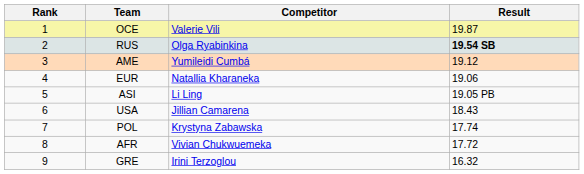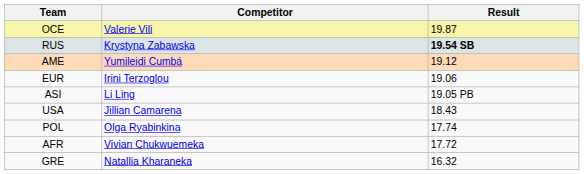- column: (45, 12)
(210, 45) Olga Ryabinkina -> (149, 45) Krystyna Zabawska
(215, 78) Natallia Kharaneka -> (136, 78) Irini Terzoglou
(217, 128) Krystyna Zabawska -> (142, 128) Olga Ryabinkina
(204, 161) Irini Terzoglou -> (148, 161) Natallia Kharaneka
